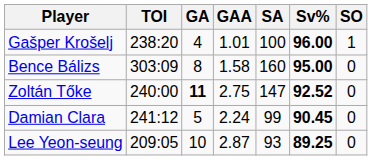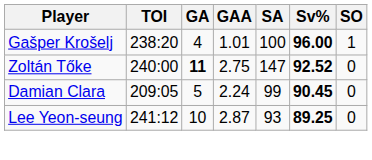- row: (54, 67)
(154, 117) 241:12 -> (154, 92) 209:05
(154, 142) 209:05 -> (154, 117) 241:12
